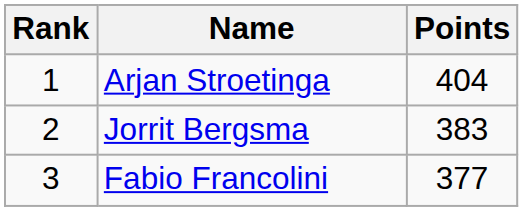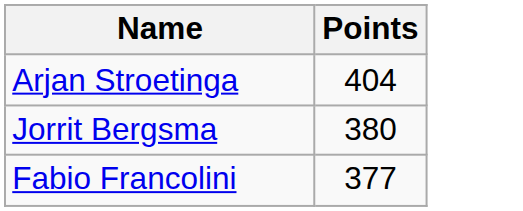- column: (51, 29)
(462, 129) 383 -> (370, 129) 380
